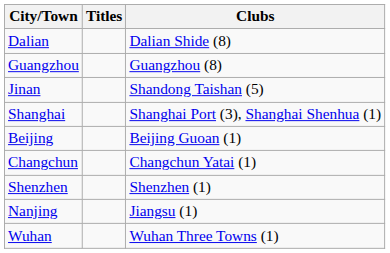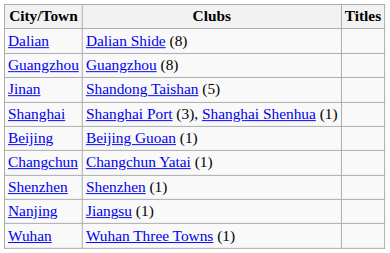columns swapped: (104, 16) <-> (255, 16)
